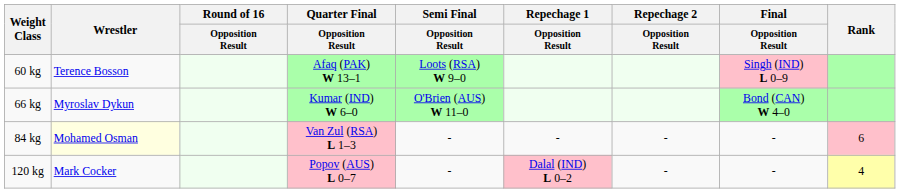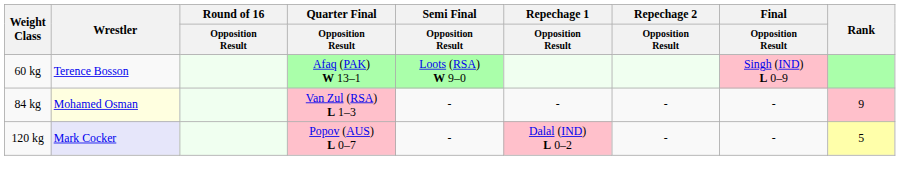- row: (28, 105)
(861, 138) 6 -> (861, 105) 9
(85, 172) no background -> (85, 138) lavender background
(861, 172) 4 -> (861, 138) 5
